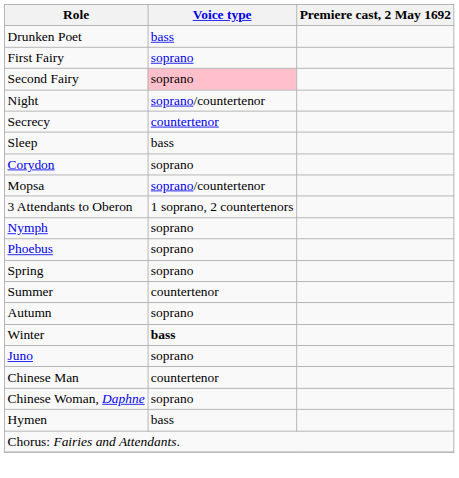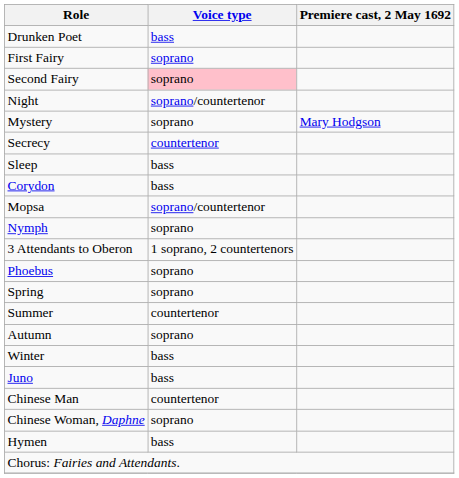+ row: (30, 121)
(172, 164) soprano -> (162, 185) bass
rows swapped: (28, 228) <-> (70, 206)
(163, 334) bold -> (162, 356) normal
(172, 356) soprano -> (162, 377) bass
